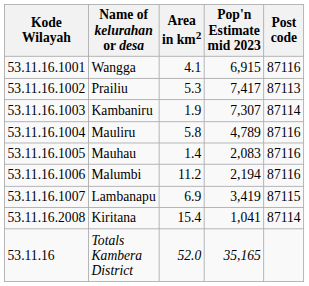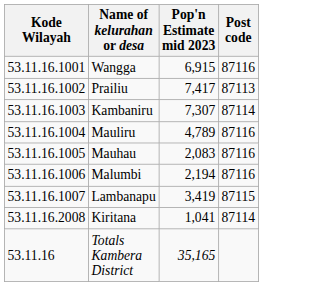- column: (182, 30)
